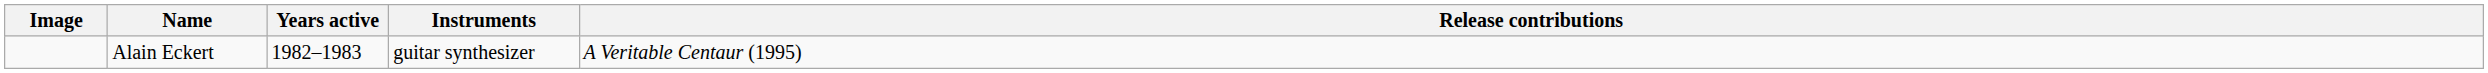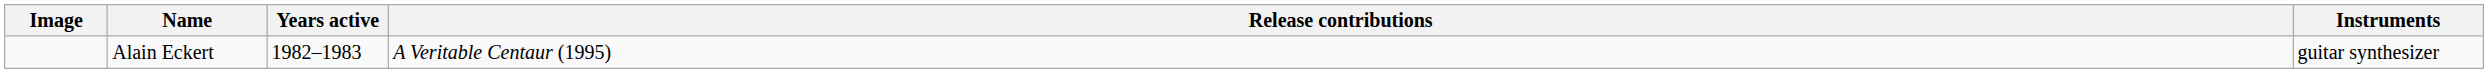columns swapped: (484, 20) <-> (1531, 20)
